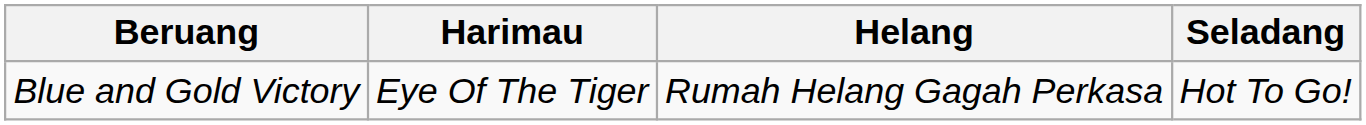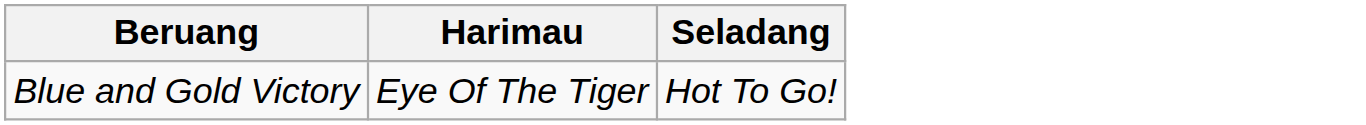- column: (914, 32)
